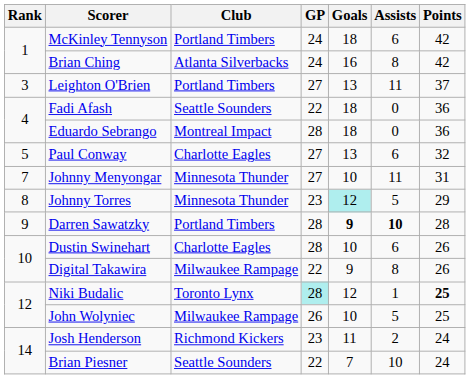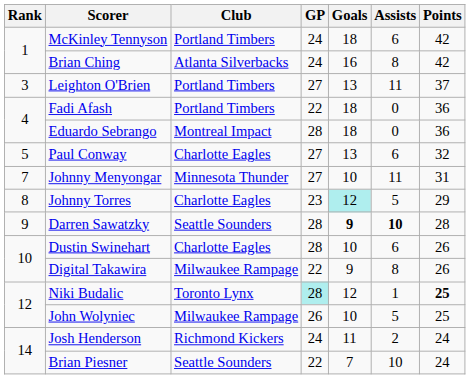(223, 108) Seattle Sounders -> (224, 108) Portland Timbers
(231, 200) Minnesota Thunder -> (222, 200) Charlotte Eagles
(224, 223) Portland Timbers -> (223, 223) Seattle Sounders
(315, 339) 23 -> (315, 339) 24
